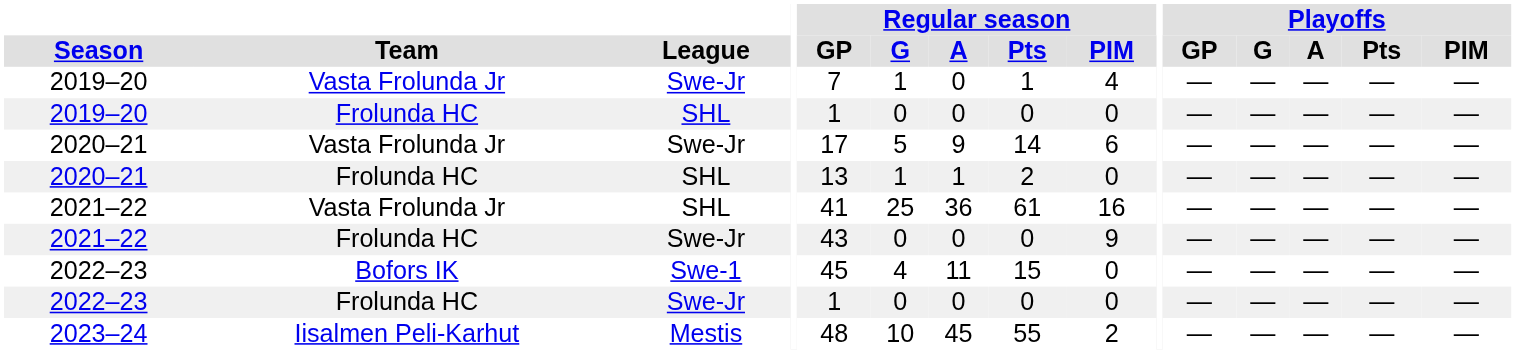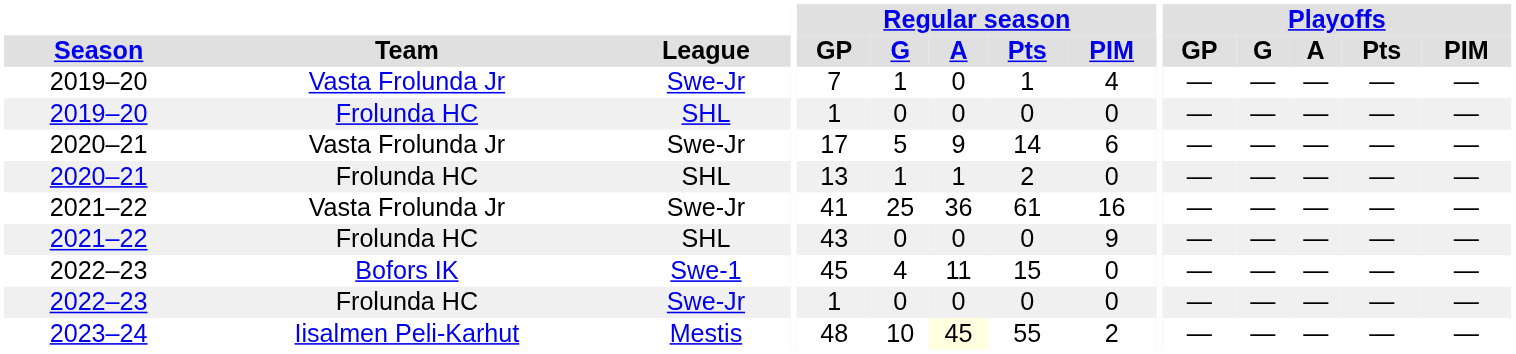(706, 207) SHL -> (706, 207) Swe-Jr
(706, 239) Swe-Jr -> (706, 239) SHL
(958, 333) no background -> (958, 333) lightyellow background
